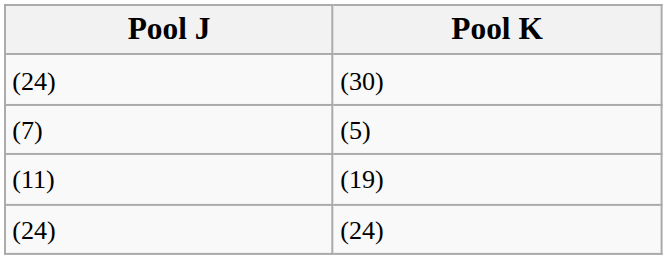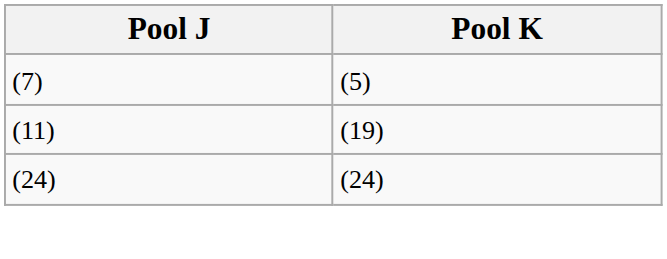- row: (362, 81)
